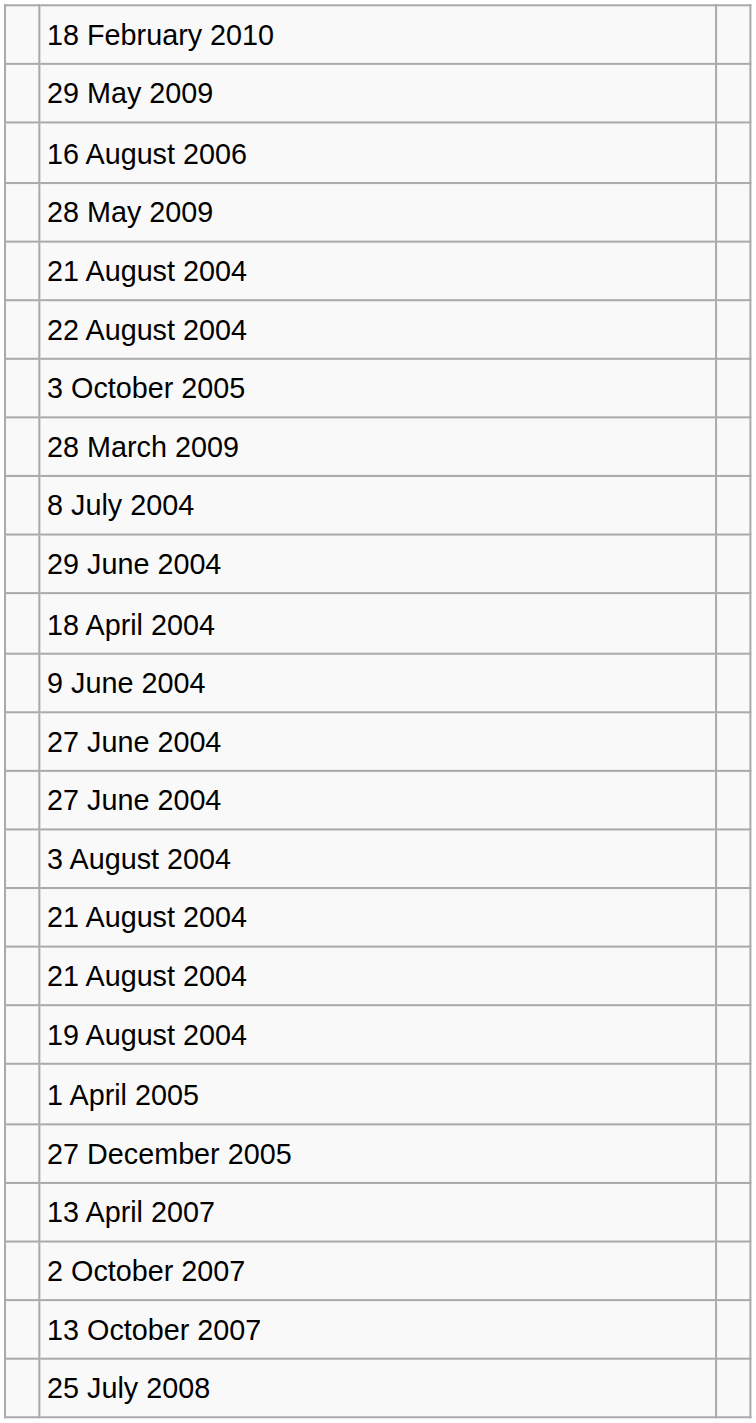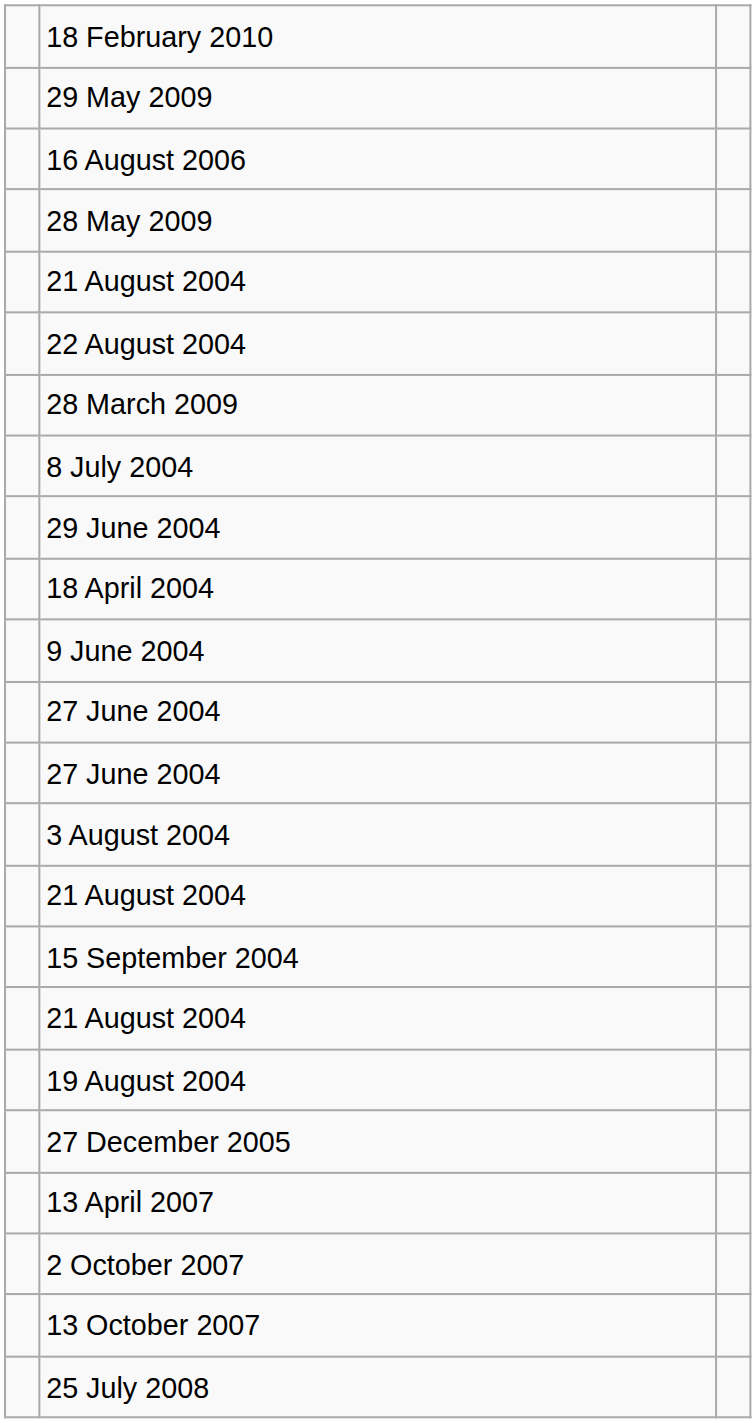- row: (23, 388)
+ row: (22, 957)
- row: (23, 1094)
